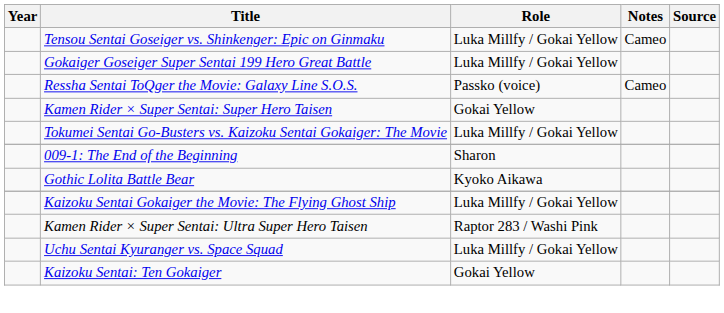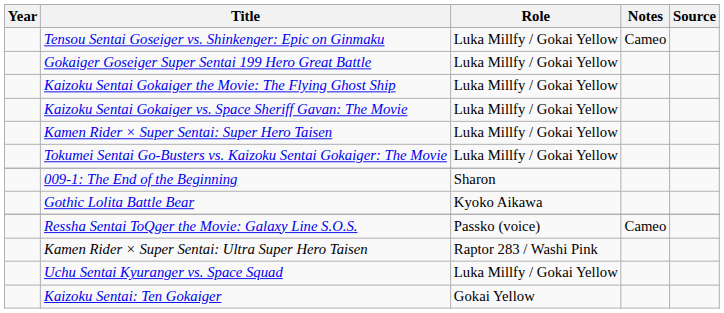rows swapped: (220, 202) <-> (201, 86)
+ row: (226, 109)
(494, 109) Gokai Yellow -> (536, 132) Luka Millfy / Gokai Yellow
